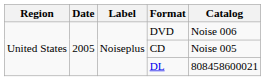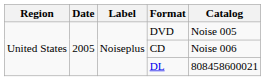(214, 31) Noise 006 -> (214, 31) Noise 005
(214, 48) Noise 005 -> (214, 48) Noise 006
